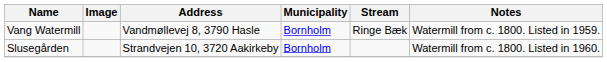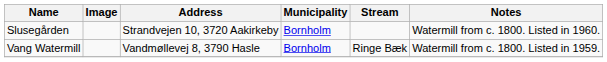rows swapped: (38, 48) <-> (44, 30)
